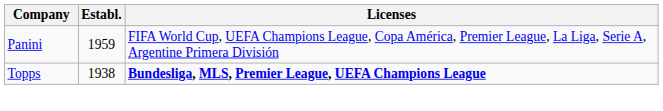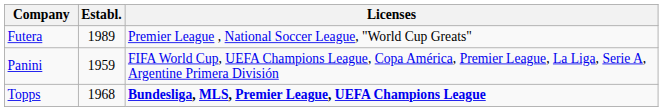+ row: (25, 36)
(101, 73) 1938 -> (101, 95) 1968
